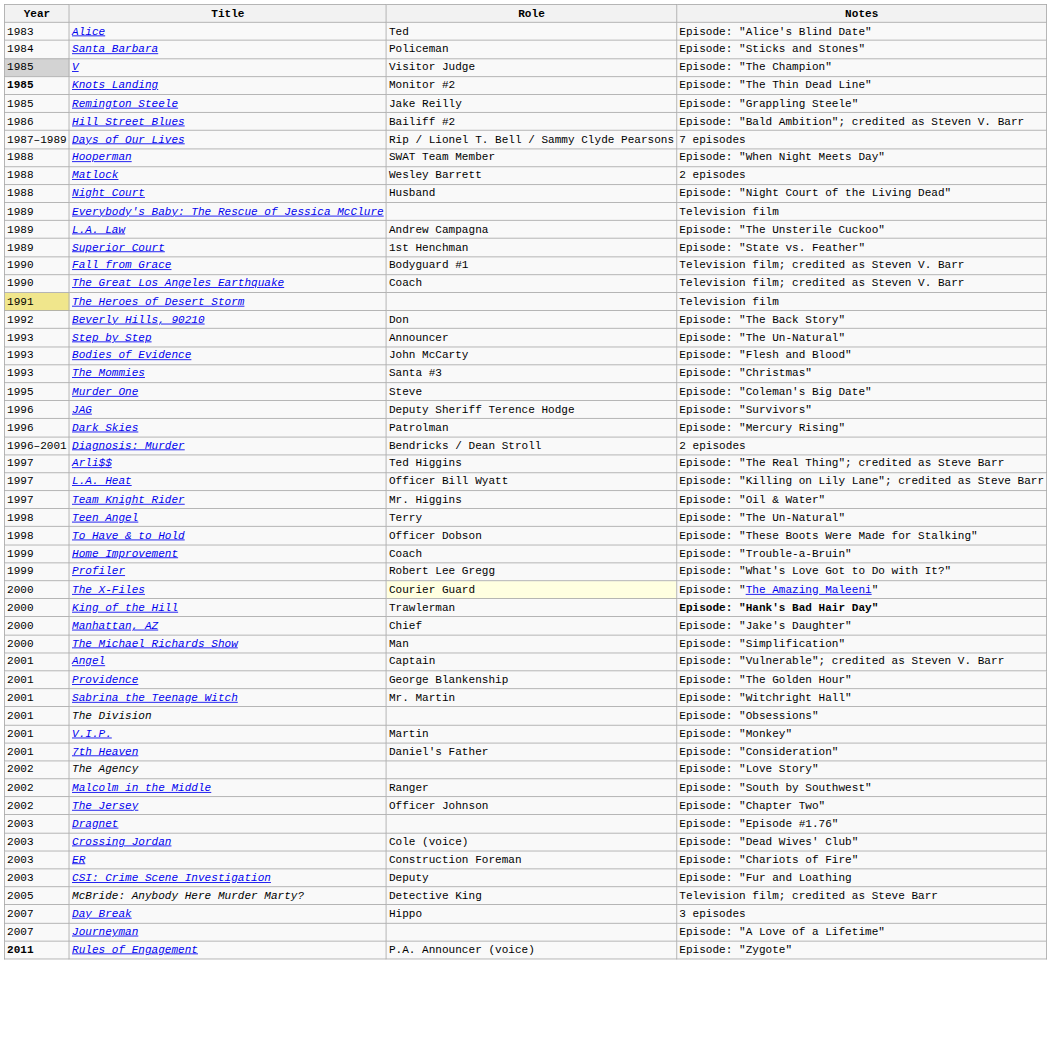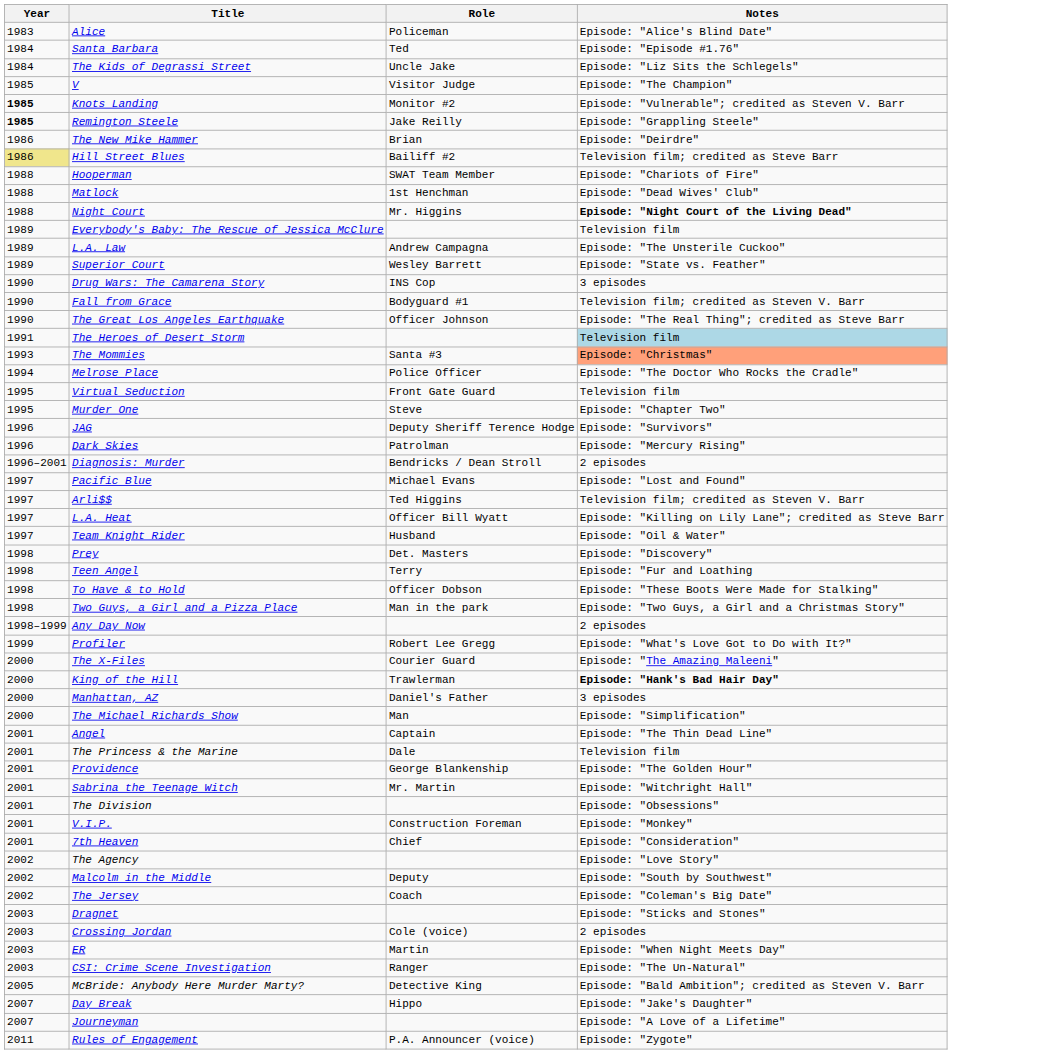(399, 31) Ted -> (419, 31) Policeman
(419, 49) Policeman -> (399, 49) Ted
(772, 49) Episode: "Sticks and Stones" -> (659, 49) Episode: "Episode #1.76"
+ row: (162, 67)
(20, 67) lightgrey background -> (20, 85) no background
(775, 85) Episode: "The Thin Dead Line" -> (742, 103) Episode: "Vulnerable"; credited as Steven V. Barr
(20, 103) normal -> (20, 121) bold
+ row: (135, 139)
(20, 121) no background -> (20, 158) khaki background
(852, 121) Episode: "Bald Ambition"; credited as Steven V. Barr -> (709, 158) Television film; credited as Steve Barr
- row: (128, 139)
(782, 158) Episode: "When Night Meets Day" -> (669, 176) Episode: "Chariots of Fire"
(435, 176) Wesley Barrett -> (429, 194) 1st Henchman
(712, 176) 2 episodes -> (669, 194) Episode: "Dead Wives' Club"
(412, 194) Husband -> (425, 212) Mr. Higgins
(815, 194) normal -> (716, 212) bold
(429, 248) 1st Henchman -> (435, 266) Wesley Barrett
+ row: (168, 284)
(406, 284) Coach -> (439, 320) Officer Johnson
(822, 284) Television film; credited as Steven V. Barr -> (742, 320) Episode: "The Real Thing"; credited as Steve Barr
(20, 302) khaki background -> (20, 338) no background
(729, 302) no background -> (630, 338) lightblue background
- row: (138, 320)
- row: (112, 338)
- row: (132, 356)
(746, 374) no background -> (646, 356) lightsalmon background
+ row: (115, 374)
+ row: (128, 392)
(775, 392) Episode: "Coleman's Big Date" -> (653, 410) Episode: "Chapter Two"
+ row: (112, 482)
(842, 464) Episode: "The Real Thing"; credited as Steve Barr -> (722, 500) Television film; credited as Steven V. Barr
(425, 500) Mr. Higgins -> (412, 536) Husband
+ row: (85, 554)
(762, 518) Episode: "The Un-Natural" -> (666, 572) Episode: "Fur and Loathing
+ row: (185, 608)
+ row: (108, 626)
- row: (125, 554)
(432, 590) lightyellow background -> (432, 662) no background
(406, 626) Chief -> (439, 698) Daniel's Father
(766, 626) Episode: "Jake's Daughter" -> (613, 698) 3 episodes
(842, 662) Episode: "Vulnerable"; credited as Steven V. Barr -> (676, 734) Episode: "The Thin Dead Line"
+ row: (155, 752)
(409, 734) Martin -> (455, 824) Construction Foreman
(439, 752) Daniel's Father -> (406, 842) Chief
(409, 788) Ranger -> (409, 878) Deputy
(439, 806) Officer Johnson -> (406, 896) Coach
(752, 806) Episode: "Chapter Two" -> (676, 896) Episode: "Coleman's Big Date"
(759, 824) Episode: "Episode #1.76" -> (673, 914) Episode: "Sticks and Stones"
(769, 842) Episode: "Dead Wives' Club" -> (613, 932) 2 episodes
(455, 860) Construction Foreman -> (409, 950) Martin
(769, 860) Episode: "Chariots of Fire" -> (683, 950) Episode: "When Night Meets Day"
(409, 878) Deputy -> (409, 968) Ranger
(766, 878) Episode: "Fur and Loathing -> (663, 968) Episode: "The Un-Natural"
(809, 896) Television film; credited as Steve Barr -> (752, 986) Episode: "Bald Ambition"; credited as Steven V. Barr
(712, 914) 3 episodes -> (666, 1004) Episode: "Jake's Daughter"
(20, 950) bold -> (20, 1040) normal
